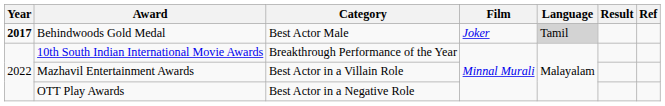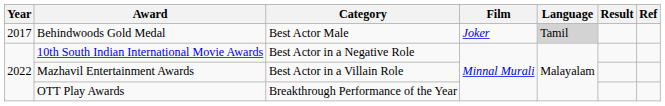(19, 33) bold -> (19, 33) normal
(363, 52) Breakthrough Performance of the Year -> (342, 52) Best Actor in a Negative Role
(342, 91) Best Actor in a Negative Role -> (363, 91) Breakthrough Performance of the Year
